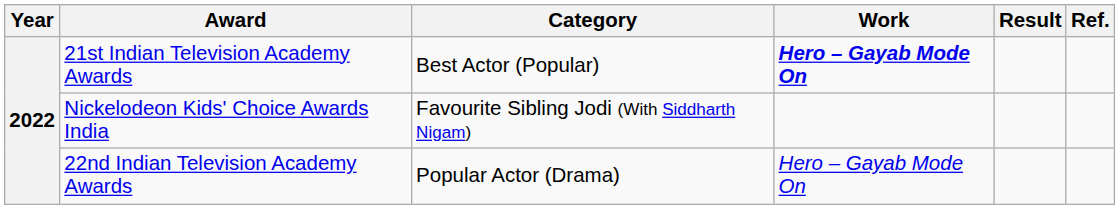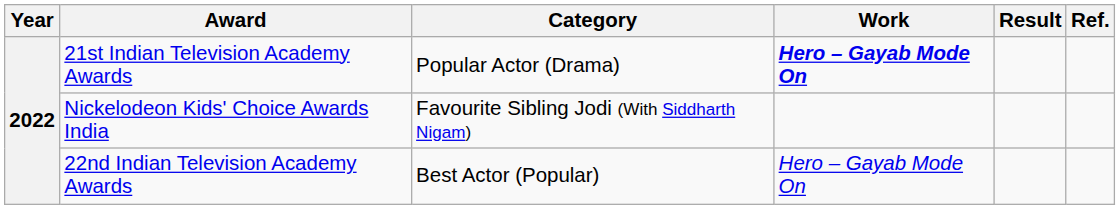(508, 64) Best Actor (Popular) -> (518, 64) Popular Actor (Drama)
(518, 175) Popular Actor (Drama) -> (508, 175) Best Actor (Popular)
